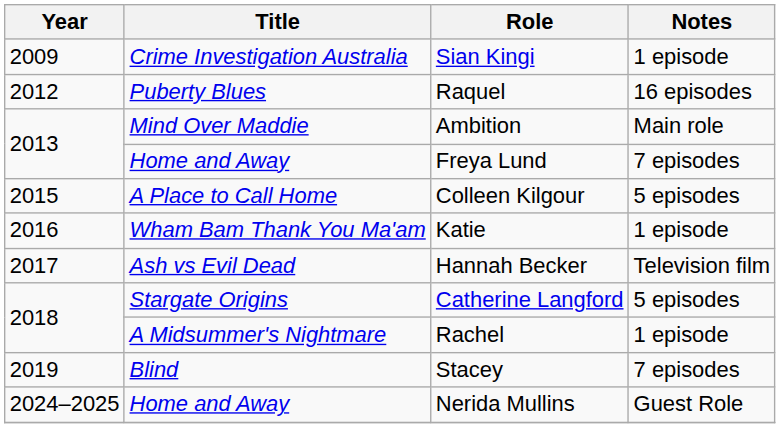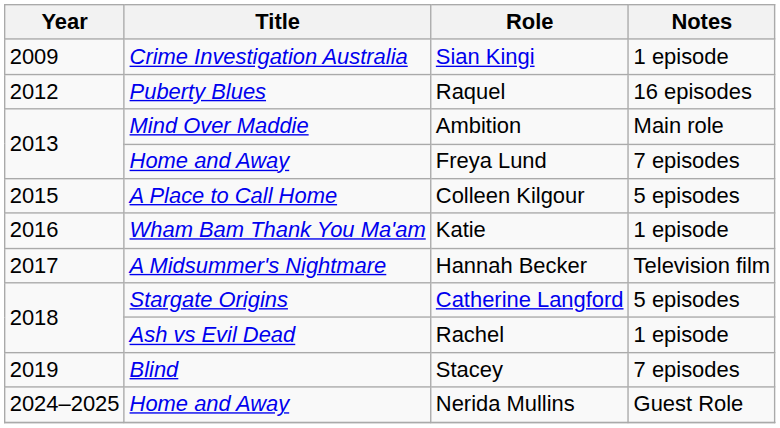(212, 265) Ash vs Evil Dead -> (258, 265) A Midsummer's Nightmare
(258, 334) A Midsummer's Nightmare -> (212, 334) Ash vs Evil Dead
